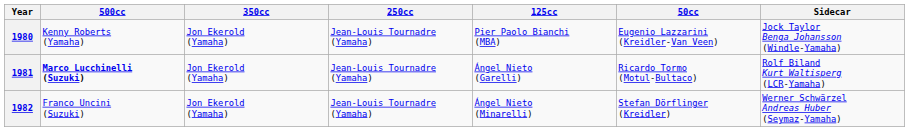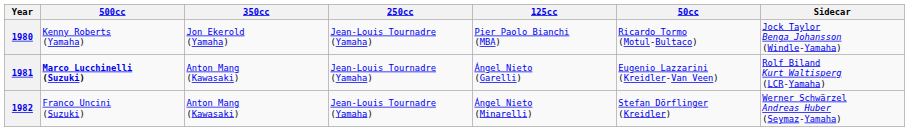(668, 37) Eugenio Lazzarini (Kreidler-Van Veen) -> (658, 37) Ricardo Tormo (Motul-Bultaco)
(215, 72) Jon Ekerold (Yamaha) -> (213, 72) Anton Mang (Kawasaki)
(658, 72) Ricardo Tormo (Motul-Bultaco) -> (668, 72) Eugenio Lazzarini (Kreidler-Van Veen)
(215, 108) Jon Ekerold (Yamaha) -> (213, 108) Anton Mang (Kawasaki)
